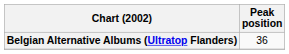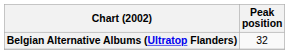(262, 40) 36 -> (262, 40) 32
